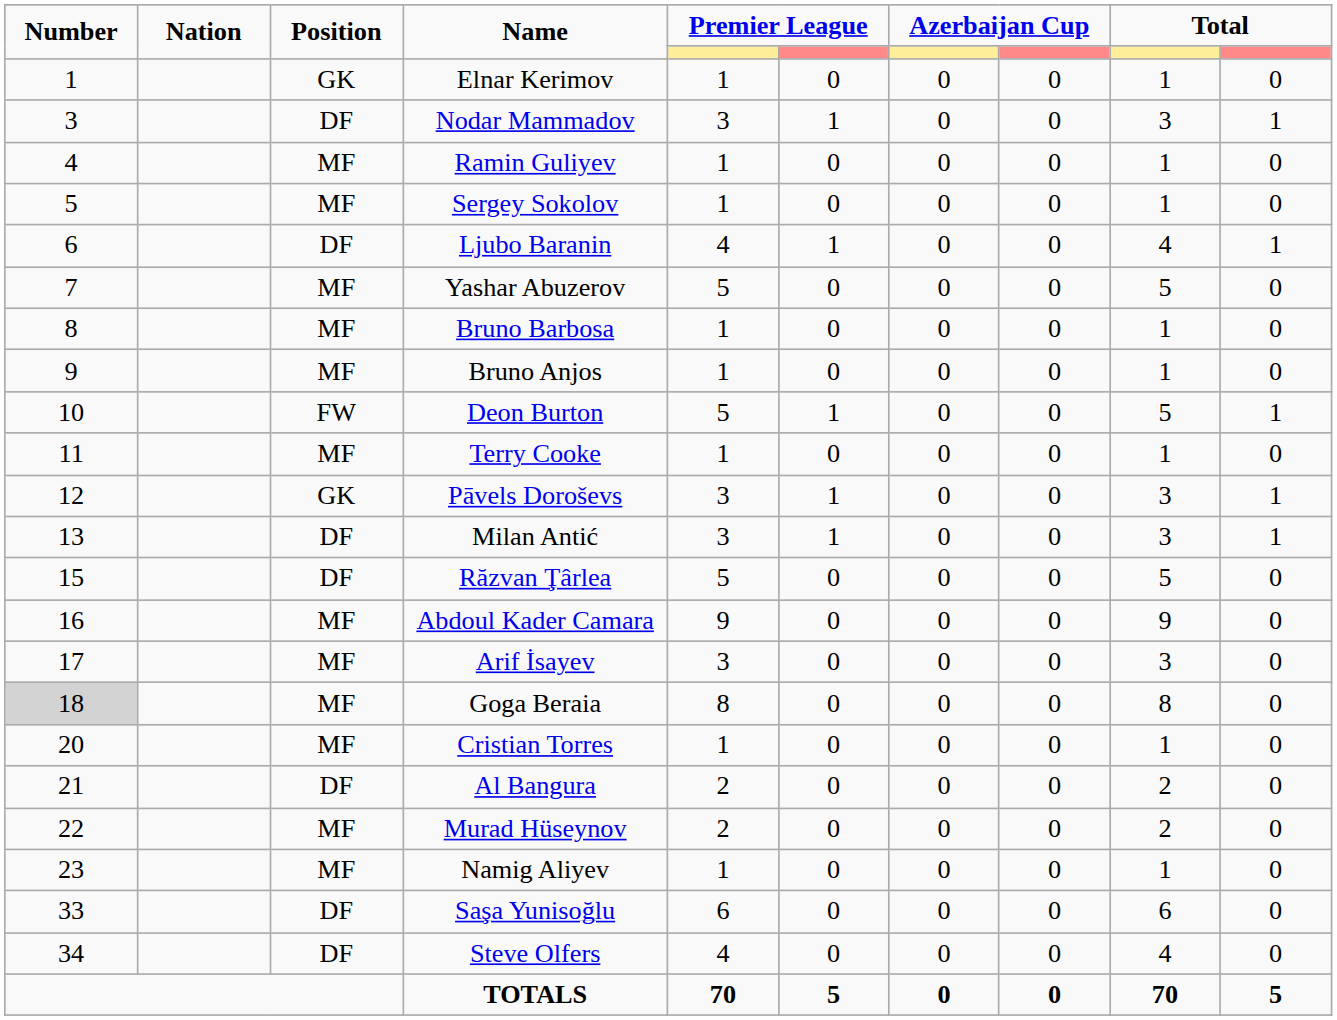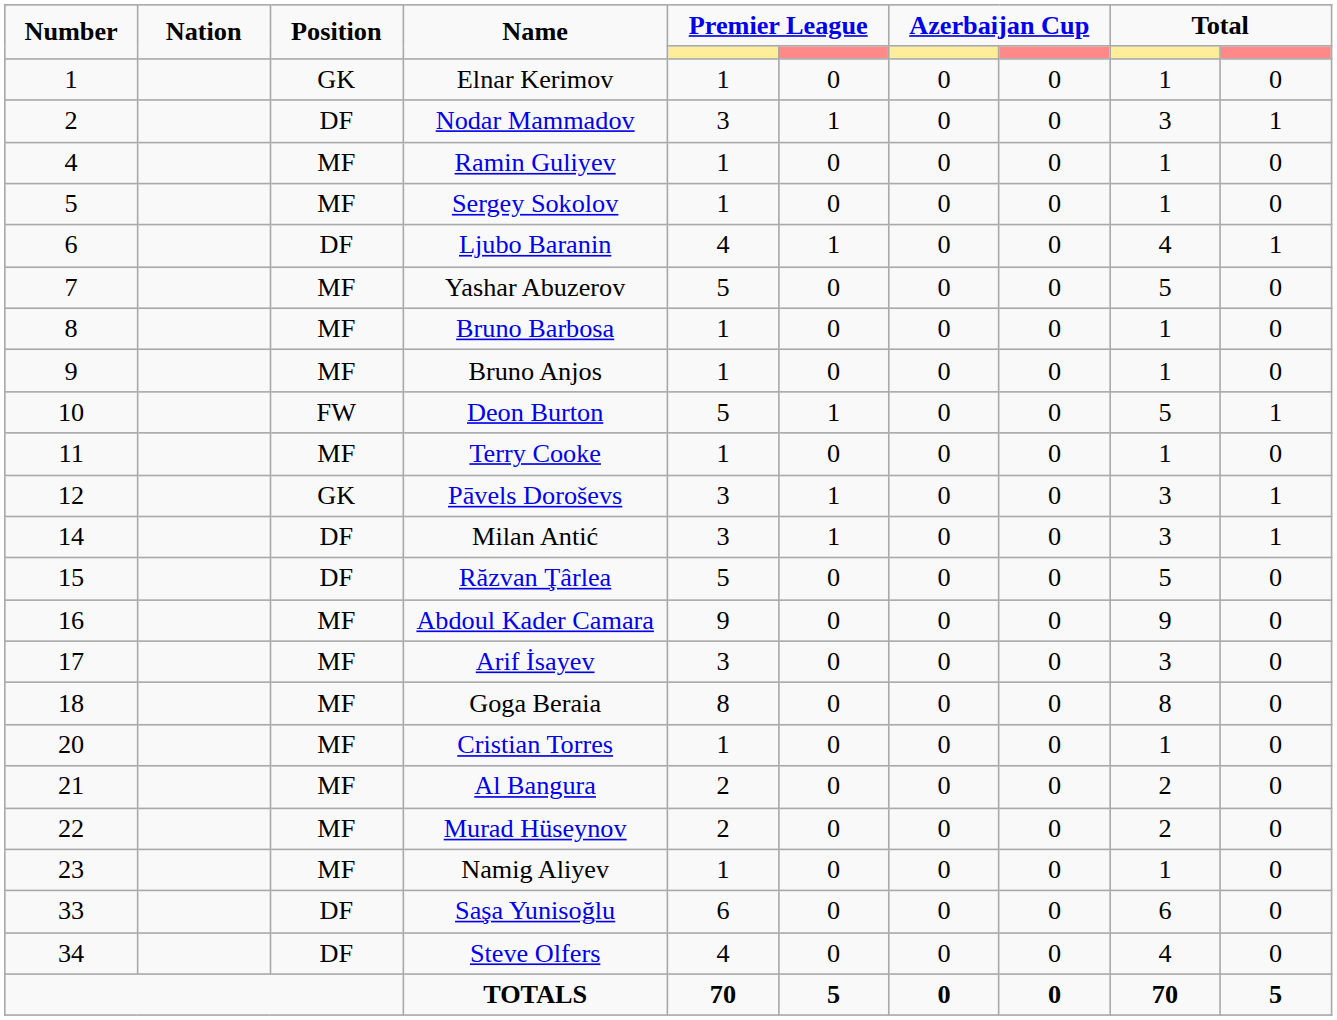(71, 120) 3 -> (71, 120) 2
(71, 536) 13 -> (71, 536) 14
(71, 703) lightgrey background -> (71, 703) no background
(336, 786) DF -> (336, 786) MF
